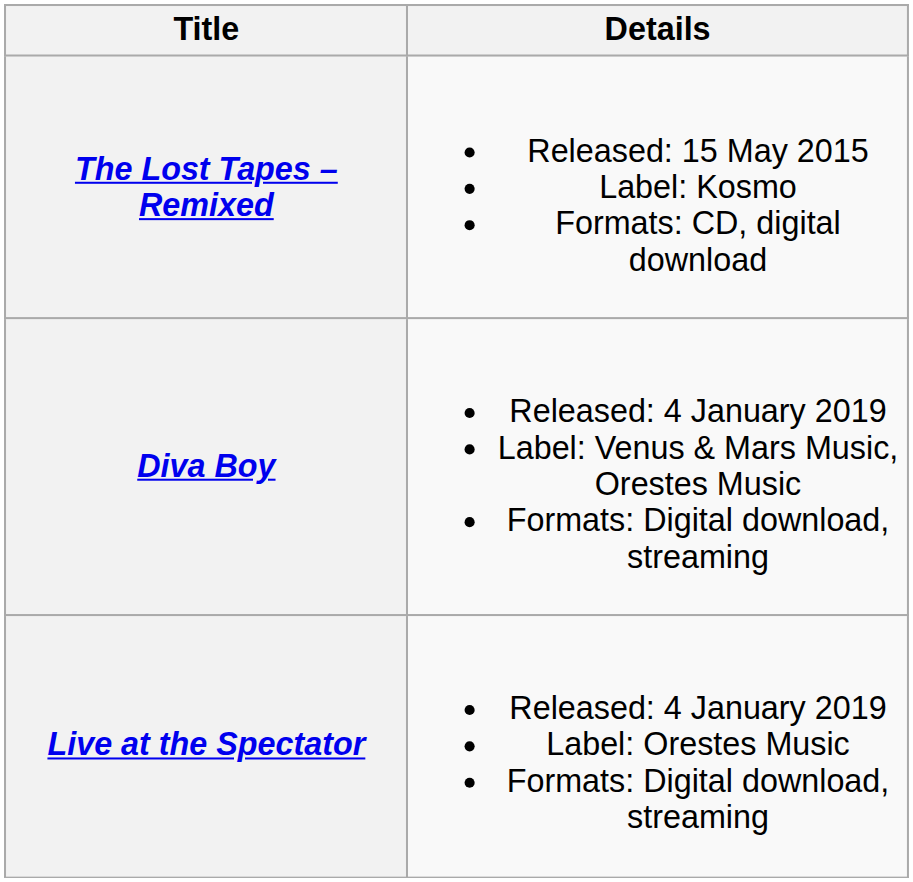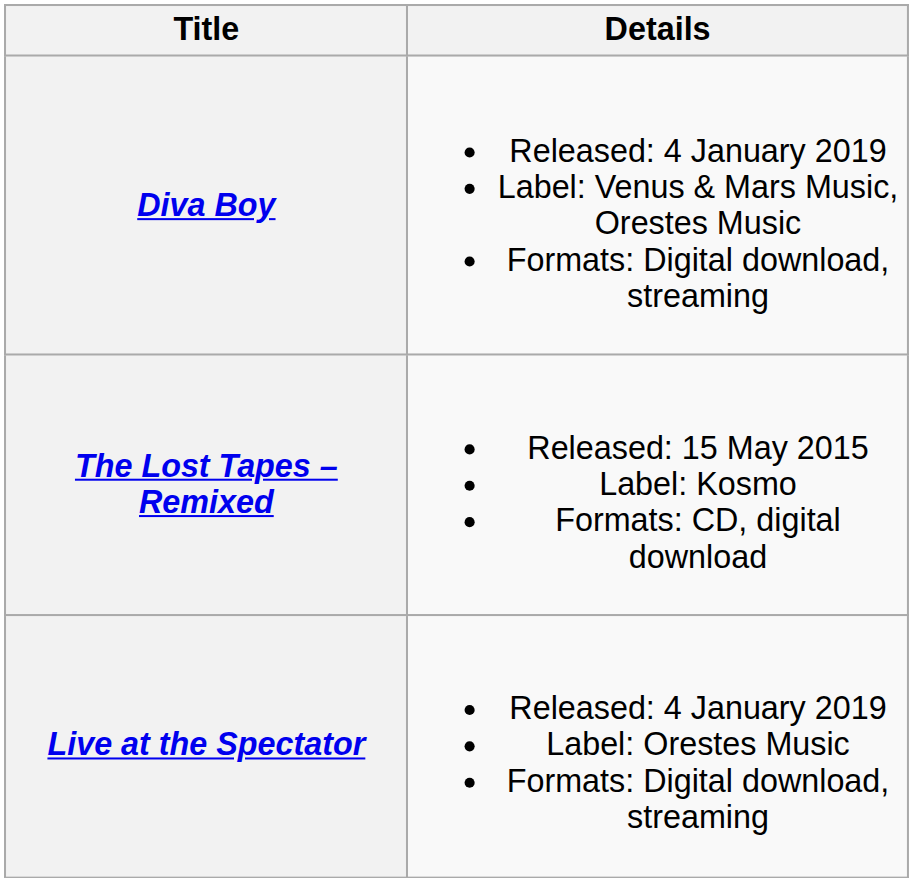rows swapped: (206, 186) <-> (206, 465)
